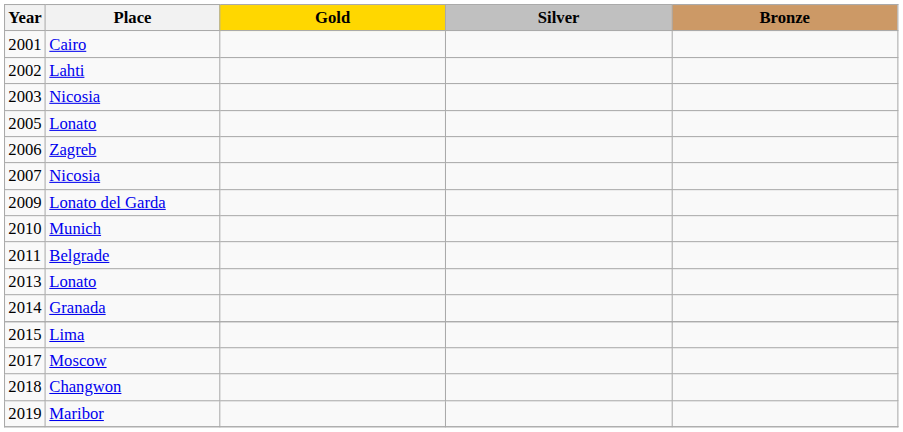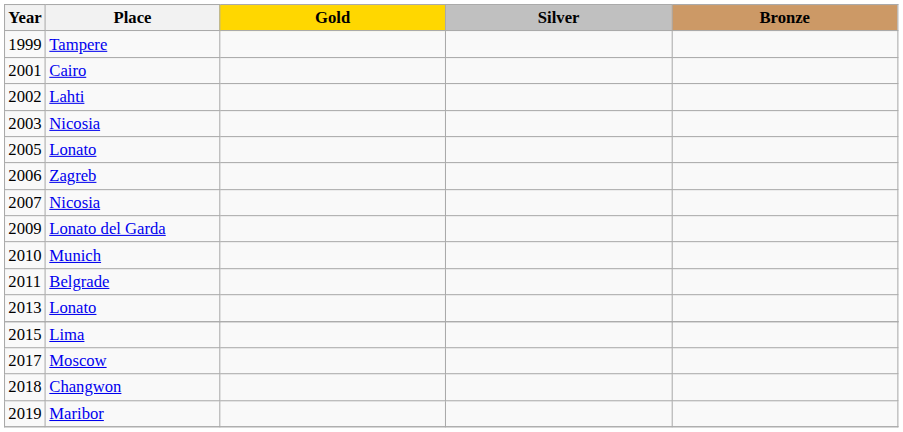+ row: (25, 44)
- row: (25, 307)
